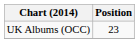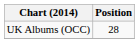(114, 30) 23 -> (114, 30) 28
